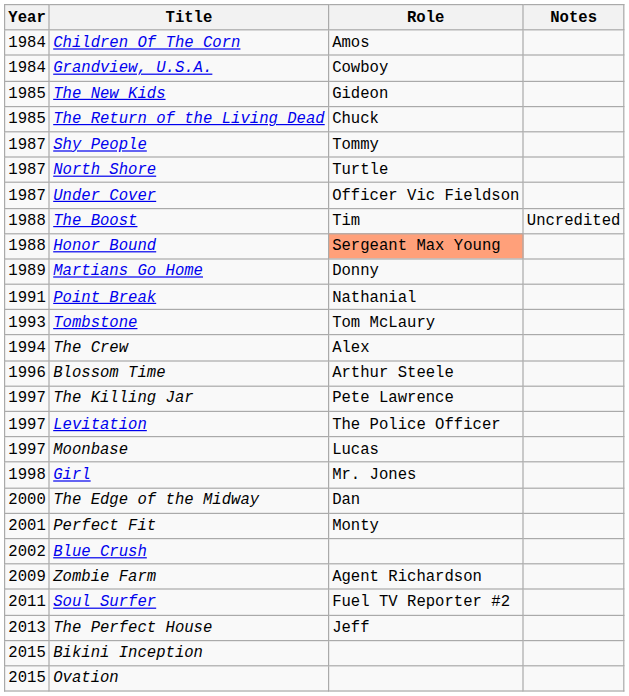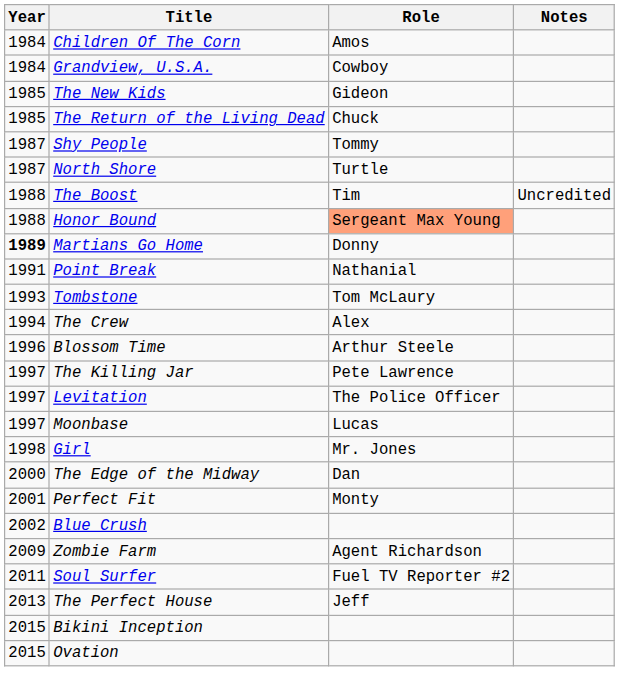- row: (105, 195)
(27, 272) normal -> (27, 246) bold
